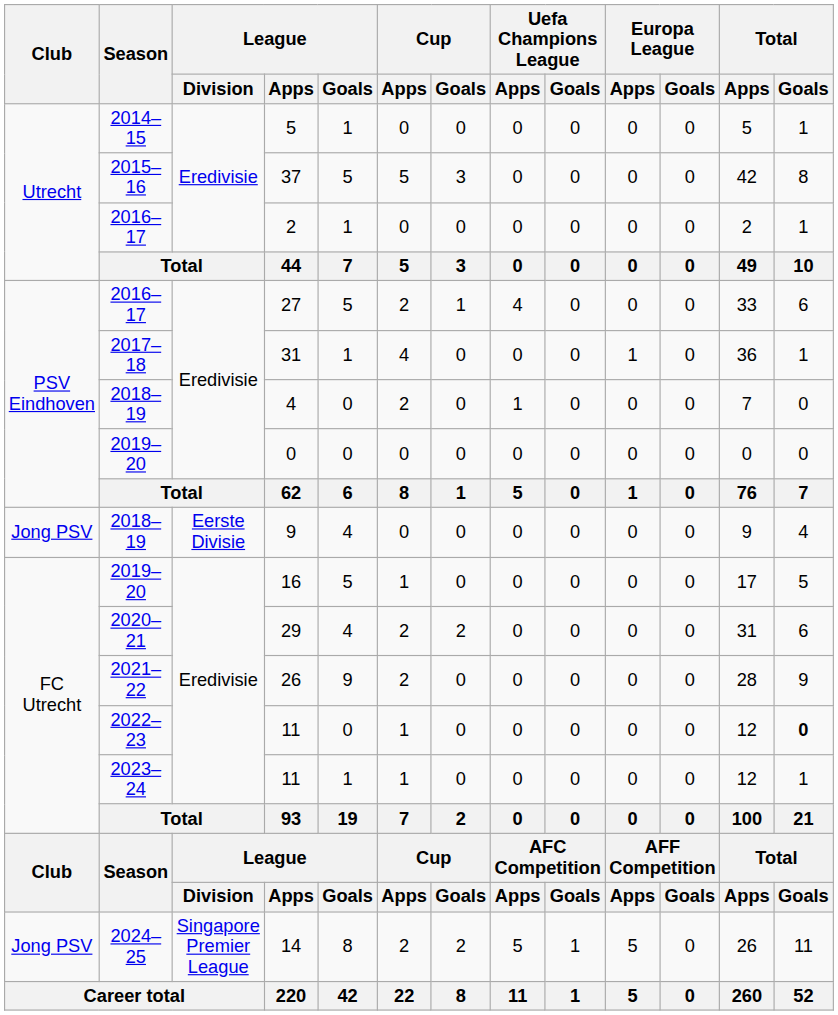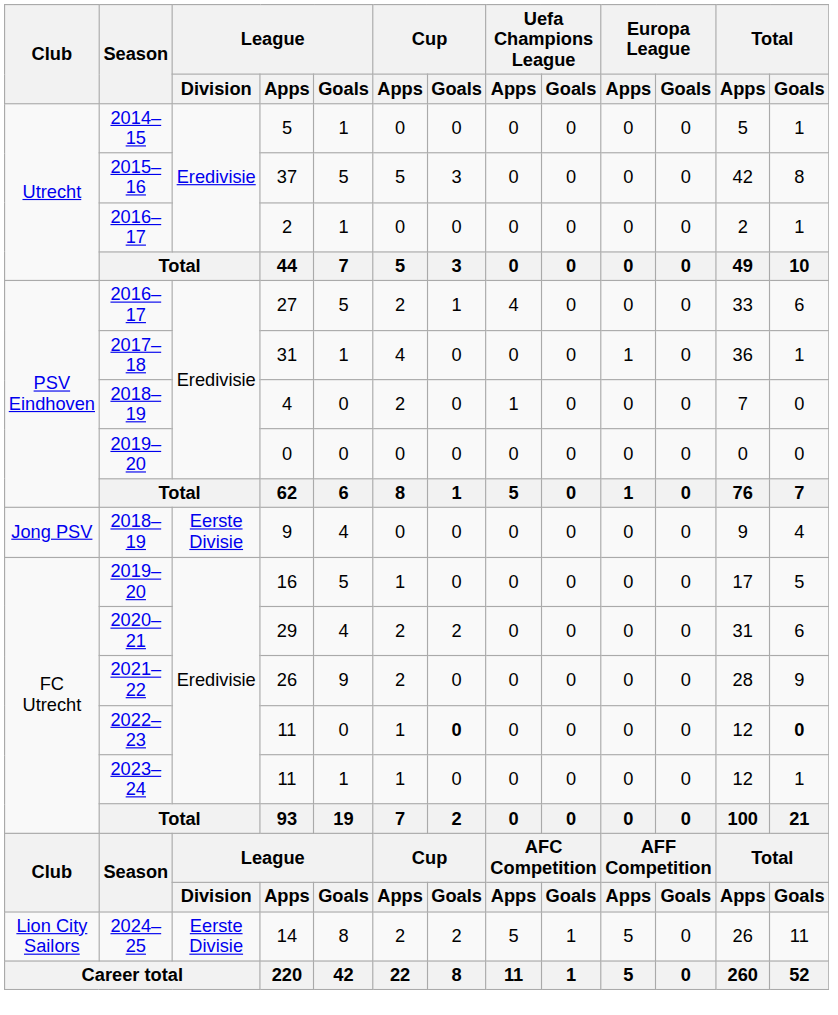(461, 729) normal -> (457, 729) bold
(52, 946) Jong PSV -> (52, 936) Lion City Sailors
(218, 946) Singapore Premier League -> (216, 936) Eerste Divisie
